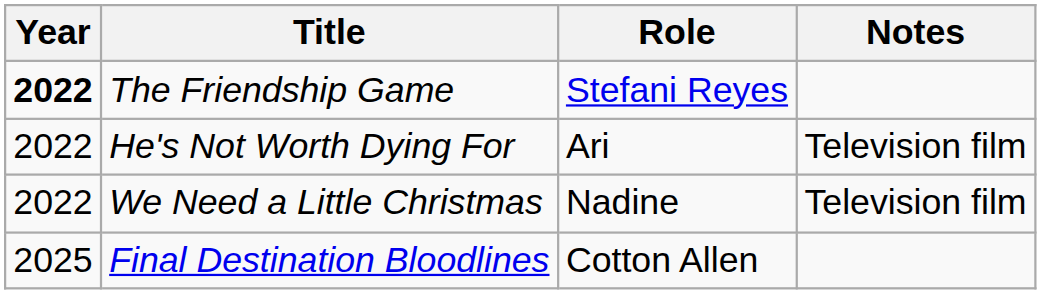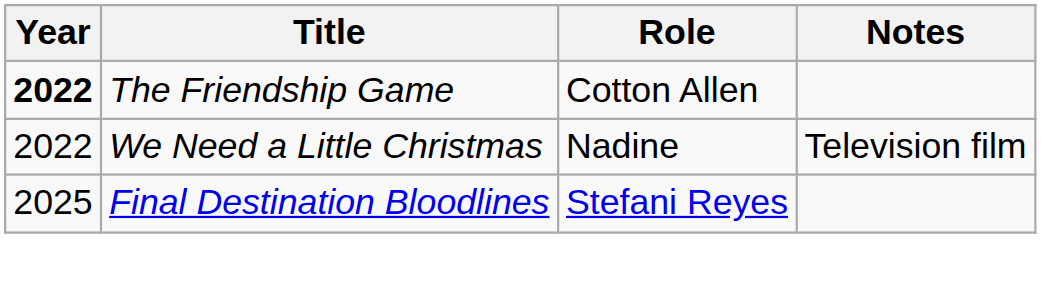(677, 89) Stefani Reyes -> (662, 89) Cotton Allen
- row: (312, 145)
(662, 259) Cotton Allen -> (677, 202) Stefani Reyes
